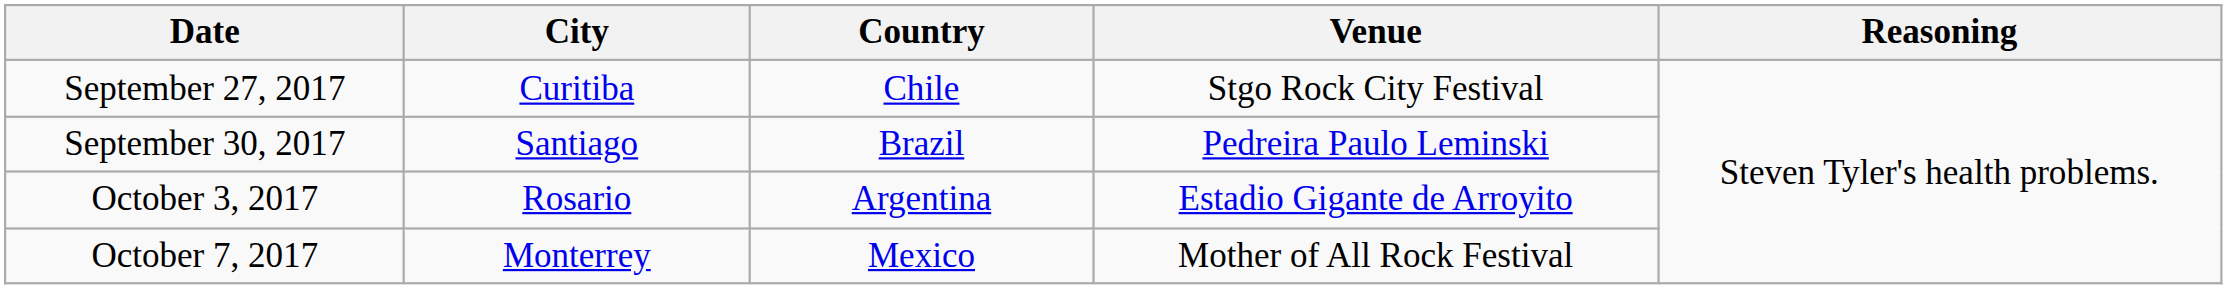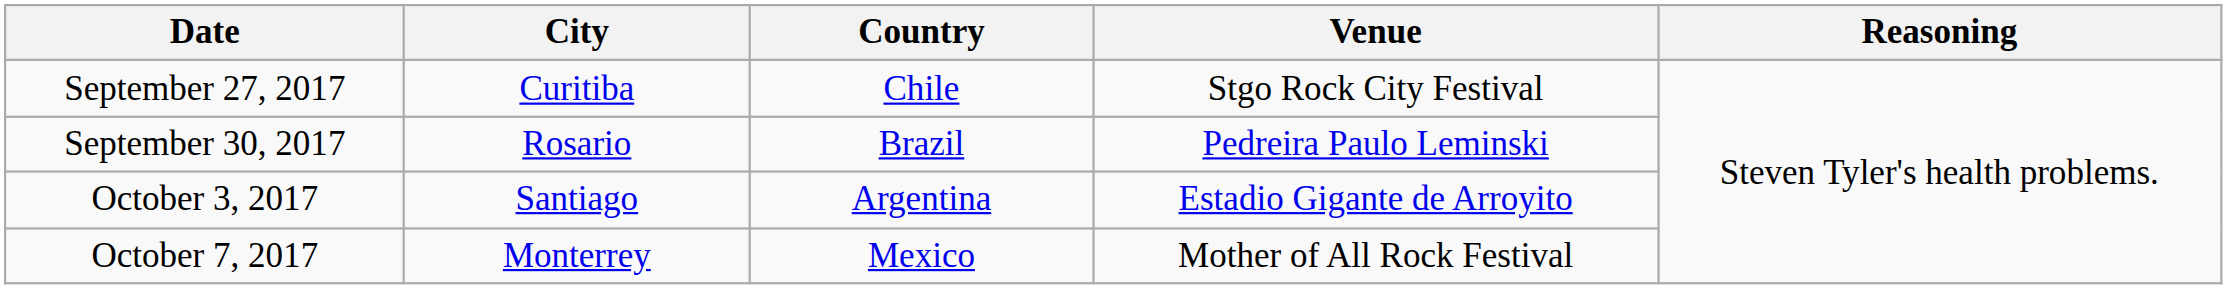(577, 143) Santiago -> (577, 143) Rosario
(577, 198) Rosario -> (577, 198) Santiago
